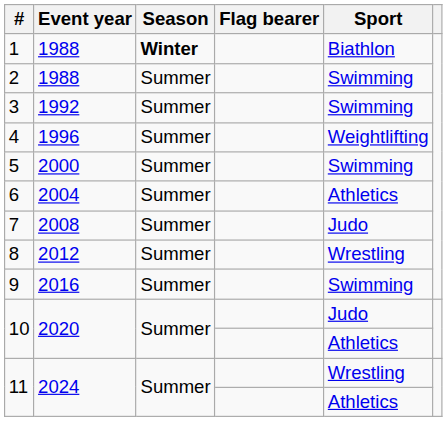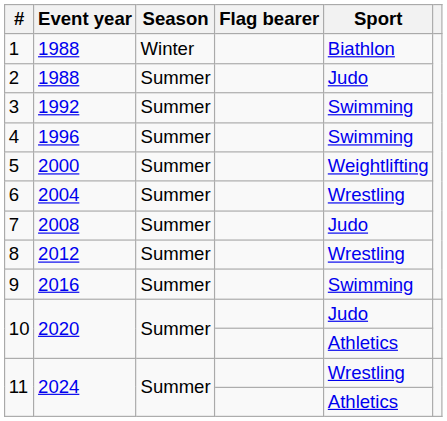(169, 48) bold -> (167, 48) normal
(371, 78) Swimming -> (348, 78) Judo
(378, 136) Weightlifting -> (371, 136) Swimming
(371, 166) Swimming -> (378, 166) Weightlifting
(363, 195) Athletics -> (366, 195) Wrestling
